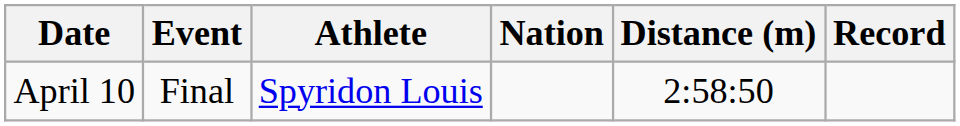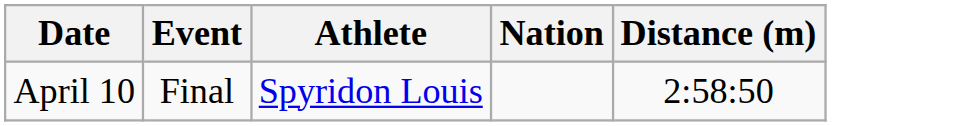- column: (889, 33)
